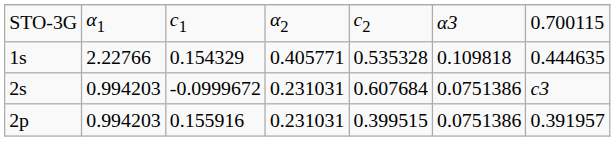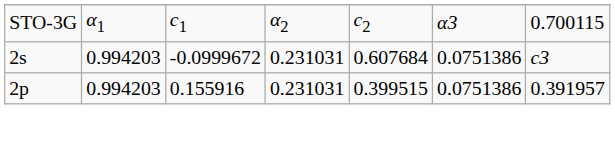- row: (18, 56)
